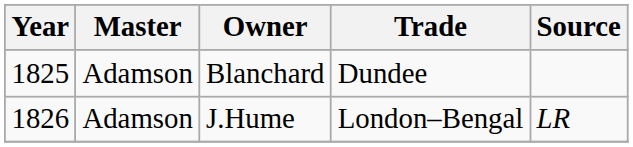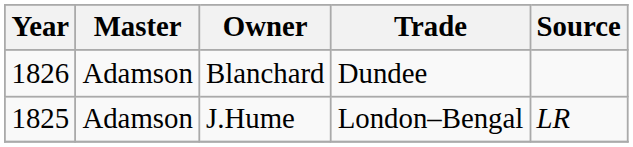(40, 73) 1825 -> (40, 73) 1826
(40, 118) 1826 -> (40, 118) 1825
